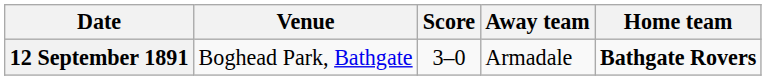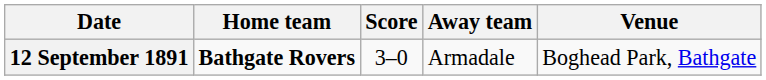columns swapped: (678, 22) <-> (306, 22)
